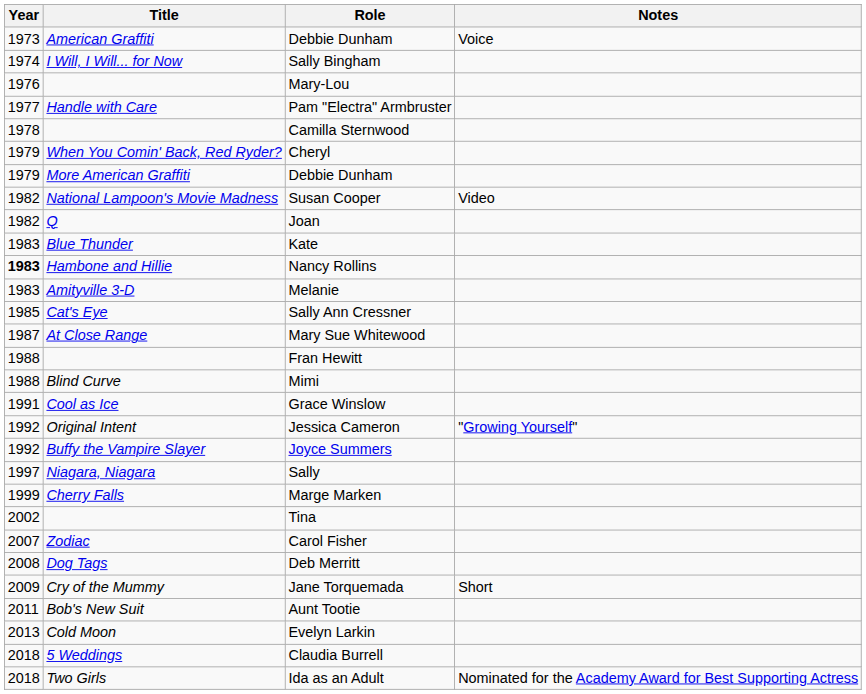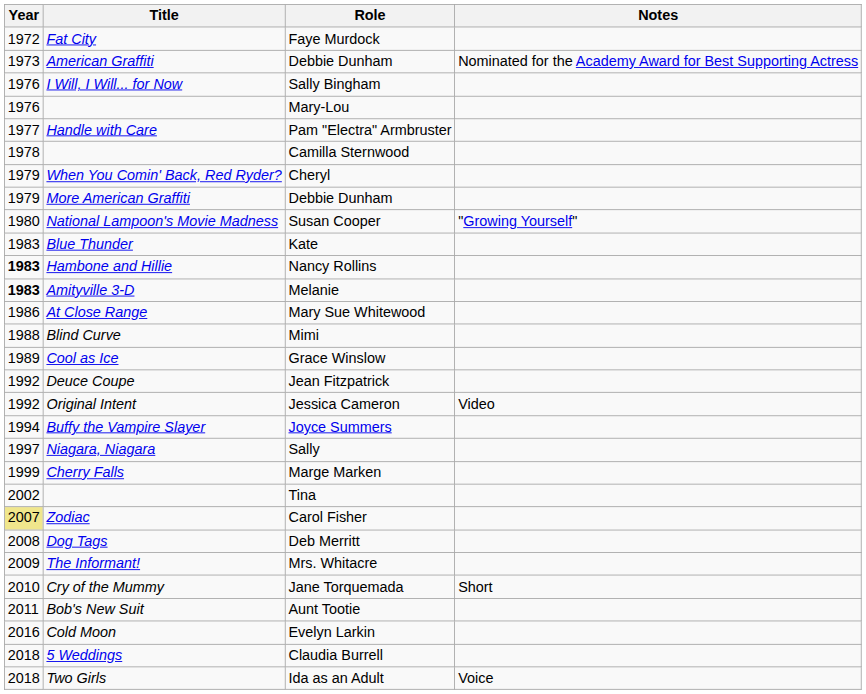+ row: (71, 38)
(476, 38) Voice -> (658, 61) Nominated for the Academy Award for Best Supporting Actress
(24, 61) 1974 -> (24, 84) 1976
(24, 198) 1982 -> (24, 221) 1980
(476, 198) Video -> (518, 221) "Growing Yourself"
- row: (52, 221)
(24, 289) normal -> (24, 289) bold
- row: (77, 312)
(24, 335) 1987 -> (24, 312) 1986
- row: (164, 358)
(24, 404) 1991 -> (24, 358) 1989
+ row: (90, 381)
(518, 426) "Growing Yourself" -> (476, 404) Video
(24, 449) 1992 -> (24, 426) 1994
(24, 541) no background -> (24, 518) khaki background
+ row: (93, 564)
(24, 586) 2009 -> (24, 586) 2010
(24, 632) 2013 -> (24, 632) 2016
(658, 678) Nominated for the Academy Award for Best Supporting Actress -> (476, 678) Voice
